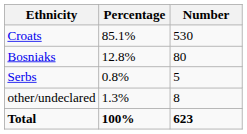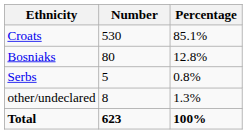columns swapped: (206, 14) <-> (134, 14)
